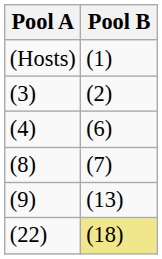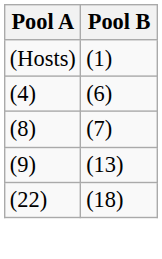- row: (23, 93)
(105, 235) khaki background -> (105, 199) no background
